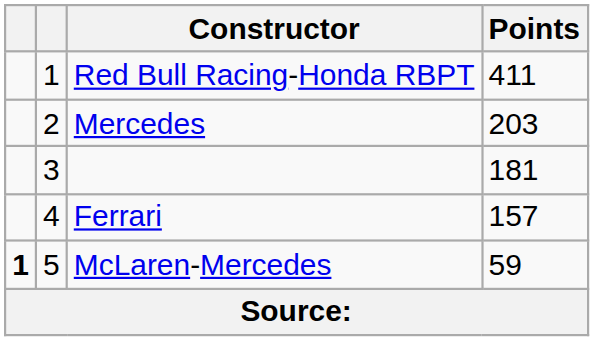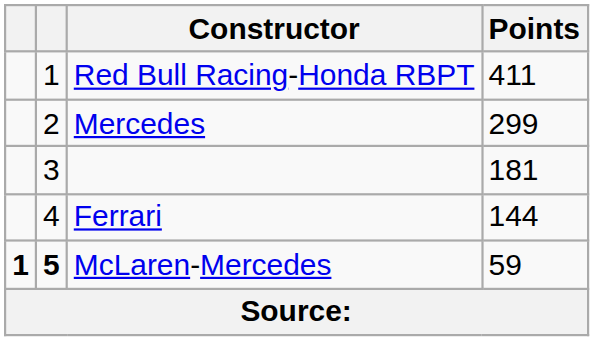(514, 123) 203 -> (514, 123) 299
(514, 217) 157 -> (514, 217) 144
(51, 264) normal -> (51, 264) bold
